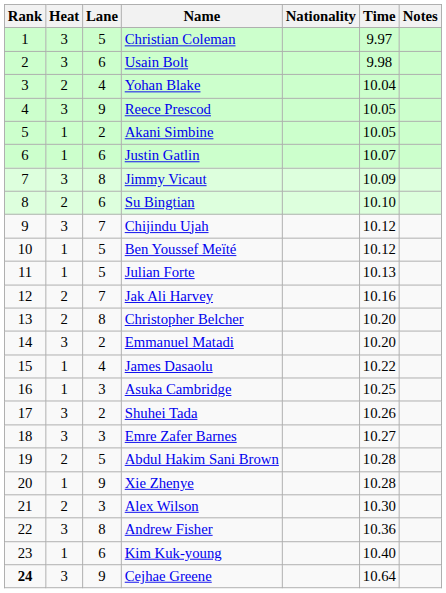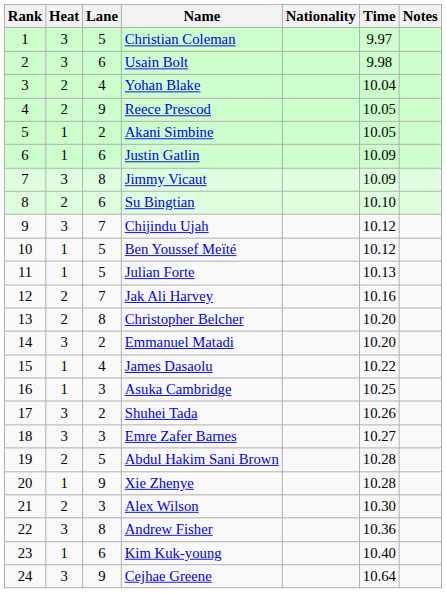(64, 109) 3 -> (64, 109) 2
(379, 156) 10.07 -> (379, 156) 10.09
(25, 576) bold -> (25, 576) normal
